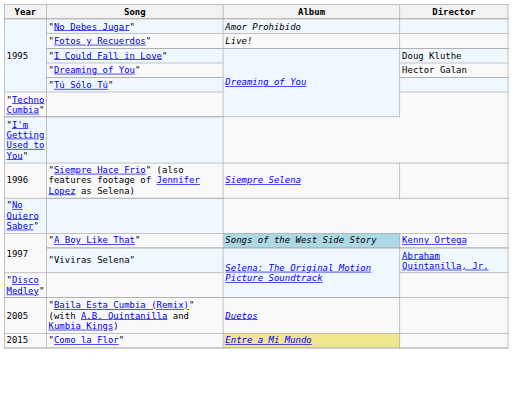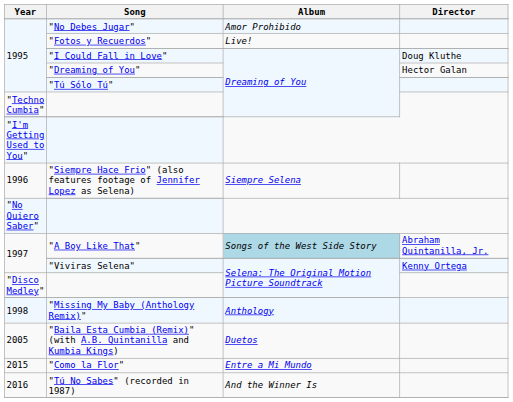(435, 241) Kenny Ortega -> (445, 246) Abraham Quintanilla, Jr.
(445, 260) Abraham Quintanilla, Jr. -> (435, 266) Kenny Ortega
+ row: (17, 310)
(269, 341) khaki background -> (269, 365) no background
+ row: (17, 385)
